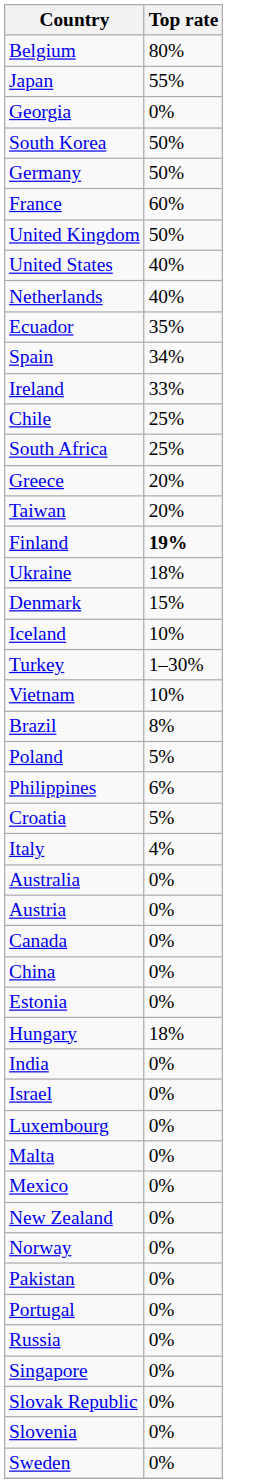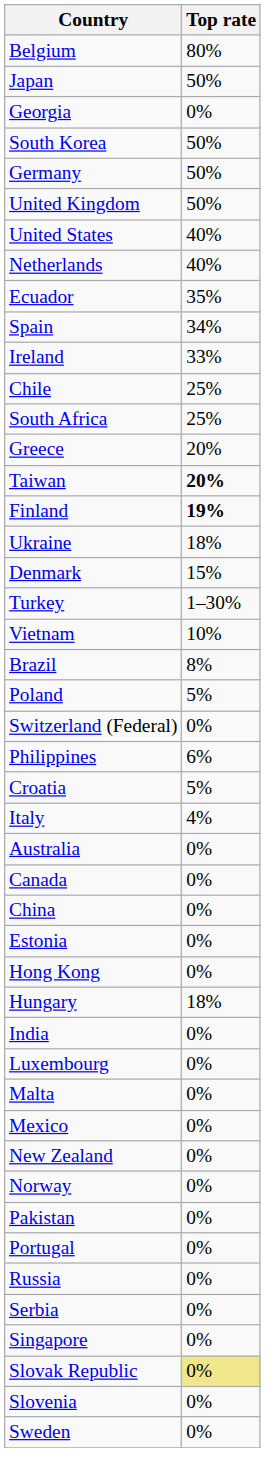(166, 81) 55% -> (204, 81) 50%
- row: (35, 204)
(166, 511) normal -> (206, 480) bold
- row: (38, 633)
+ row: (93, 726)
- row: (38, 910)
+ row: (55, 971)
- row: (31, 1094)
+ row: (34, 1309)
(162, 1401) no background -> (199, 1370) khaki background
